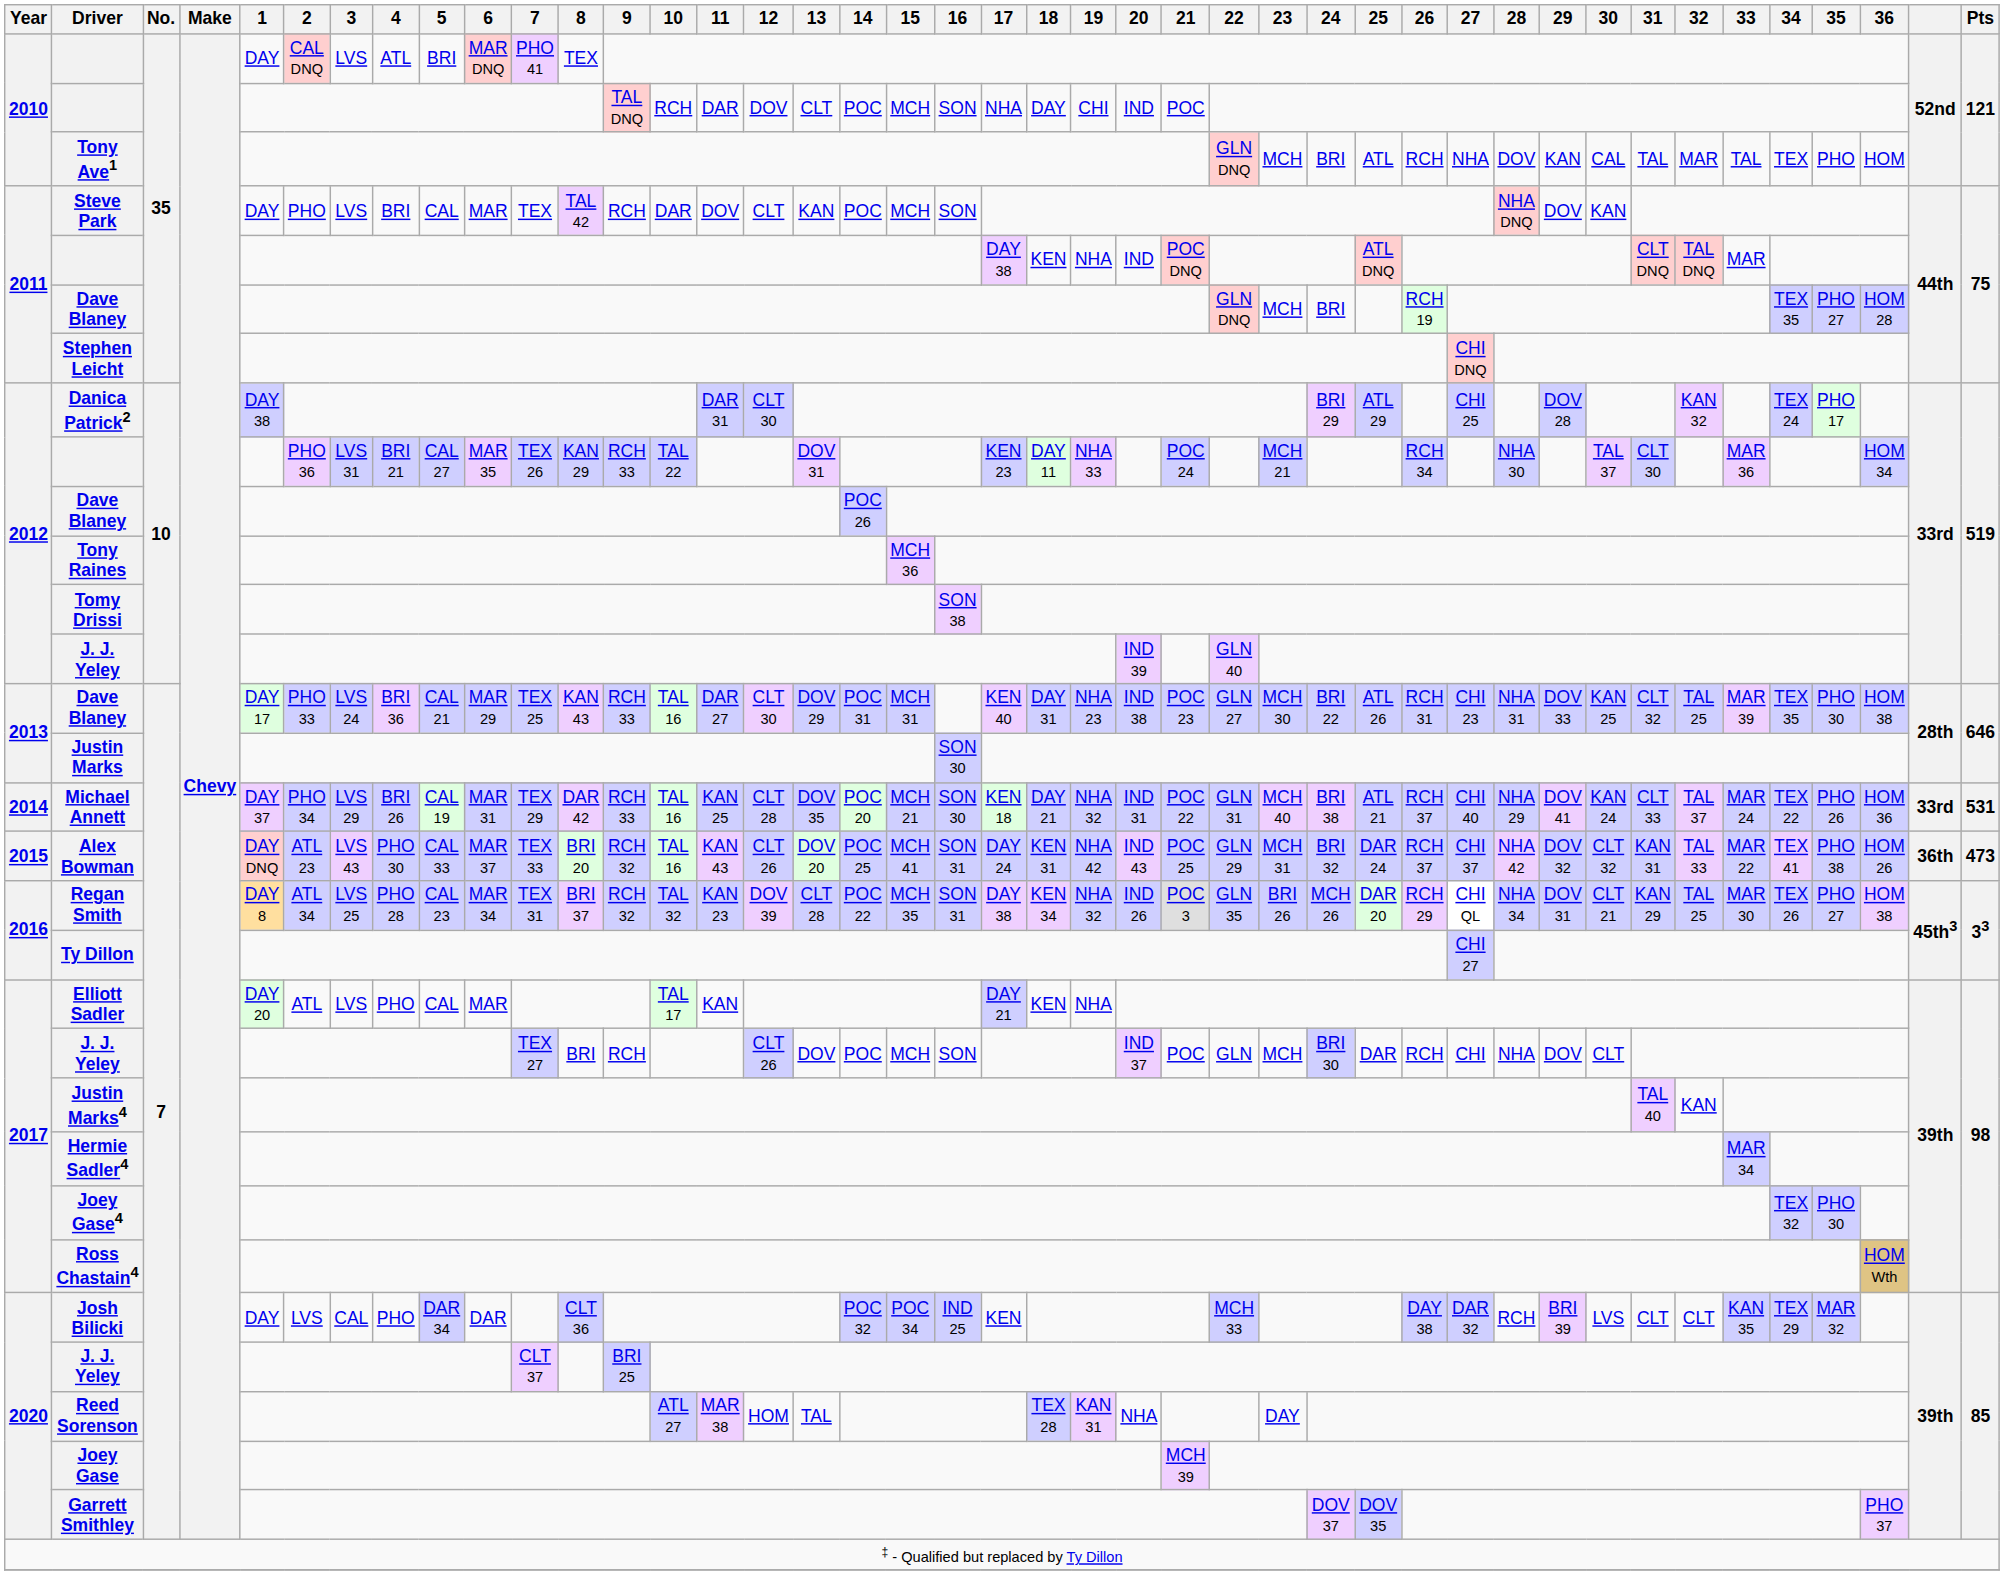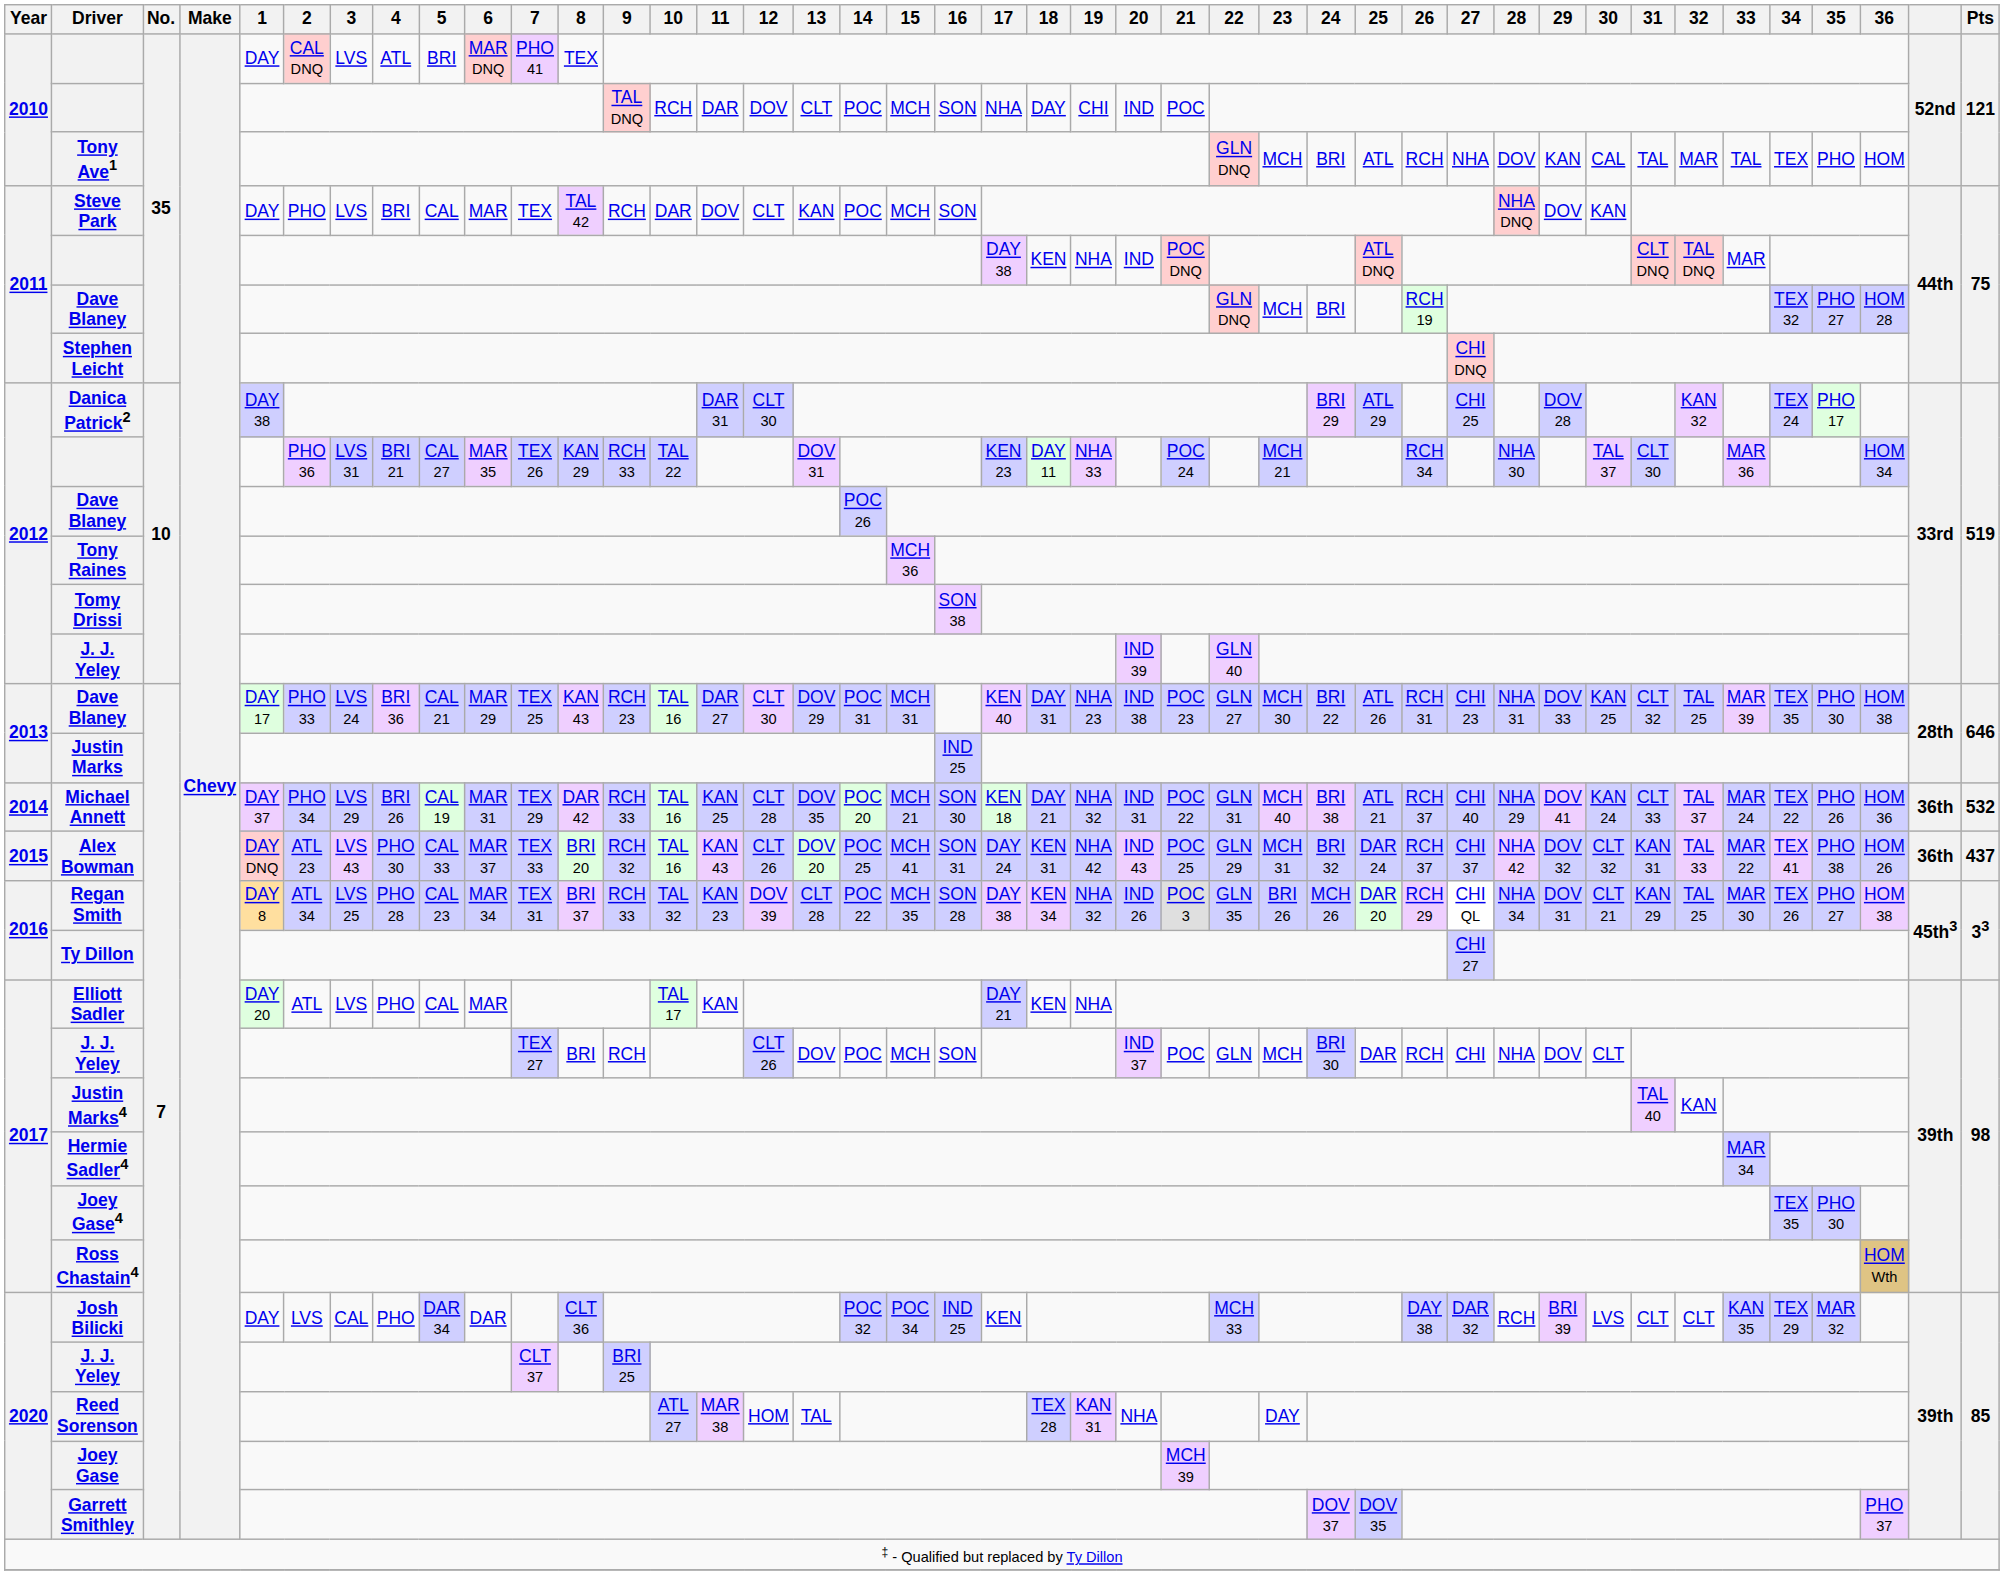(1791, 309) TEX 35 -> (1791, 309) TEX 32
(627, 707) RCH 33 -> (627, 707) RCH 23
(958, 757) SON 30 -> (958, 757) IND 25
(1935, 807) 33rd -> (1935, 807) 36th
(1980, 807) 531 -> (1980, 807) 532
(1980, 856) 473 -> (1980, 856) 437
(627, 905) RCH 32 -> (627, 905) RCH 33
(958, 905) SON 31 -> (958, 905) SON 28
(1791, 1212) TEX 32 -> (1791, 1212) TEX 35
